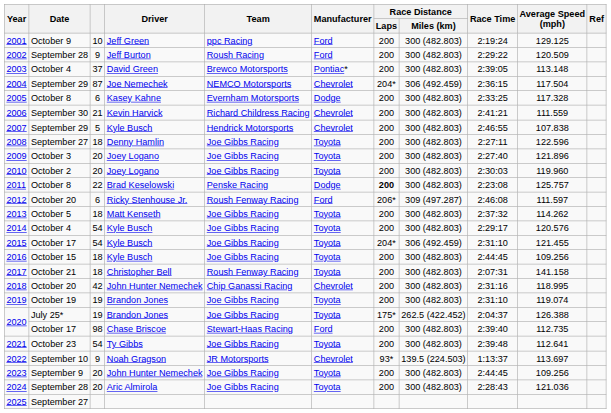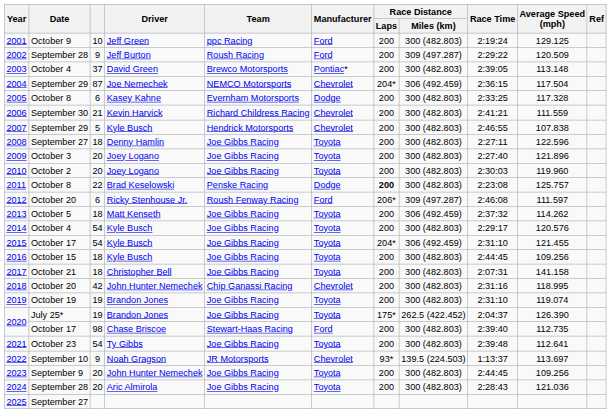(433, 55) 300 (482.803) -> (433, 55) 309 (497.287)
(433, 214) 300 (482.803) -> (433, 214) 306 (492.459)
(253, 272) Roush Fenway Racing -> (243, 272) Joe Gibbs Racing
(552, 315) 126.388 -> (552, 315) 126.390
